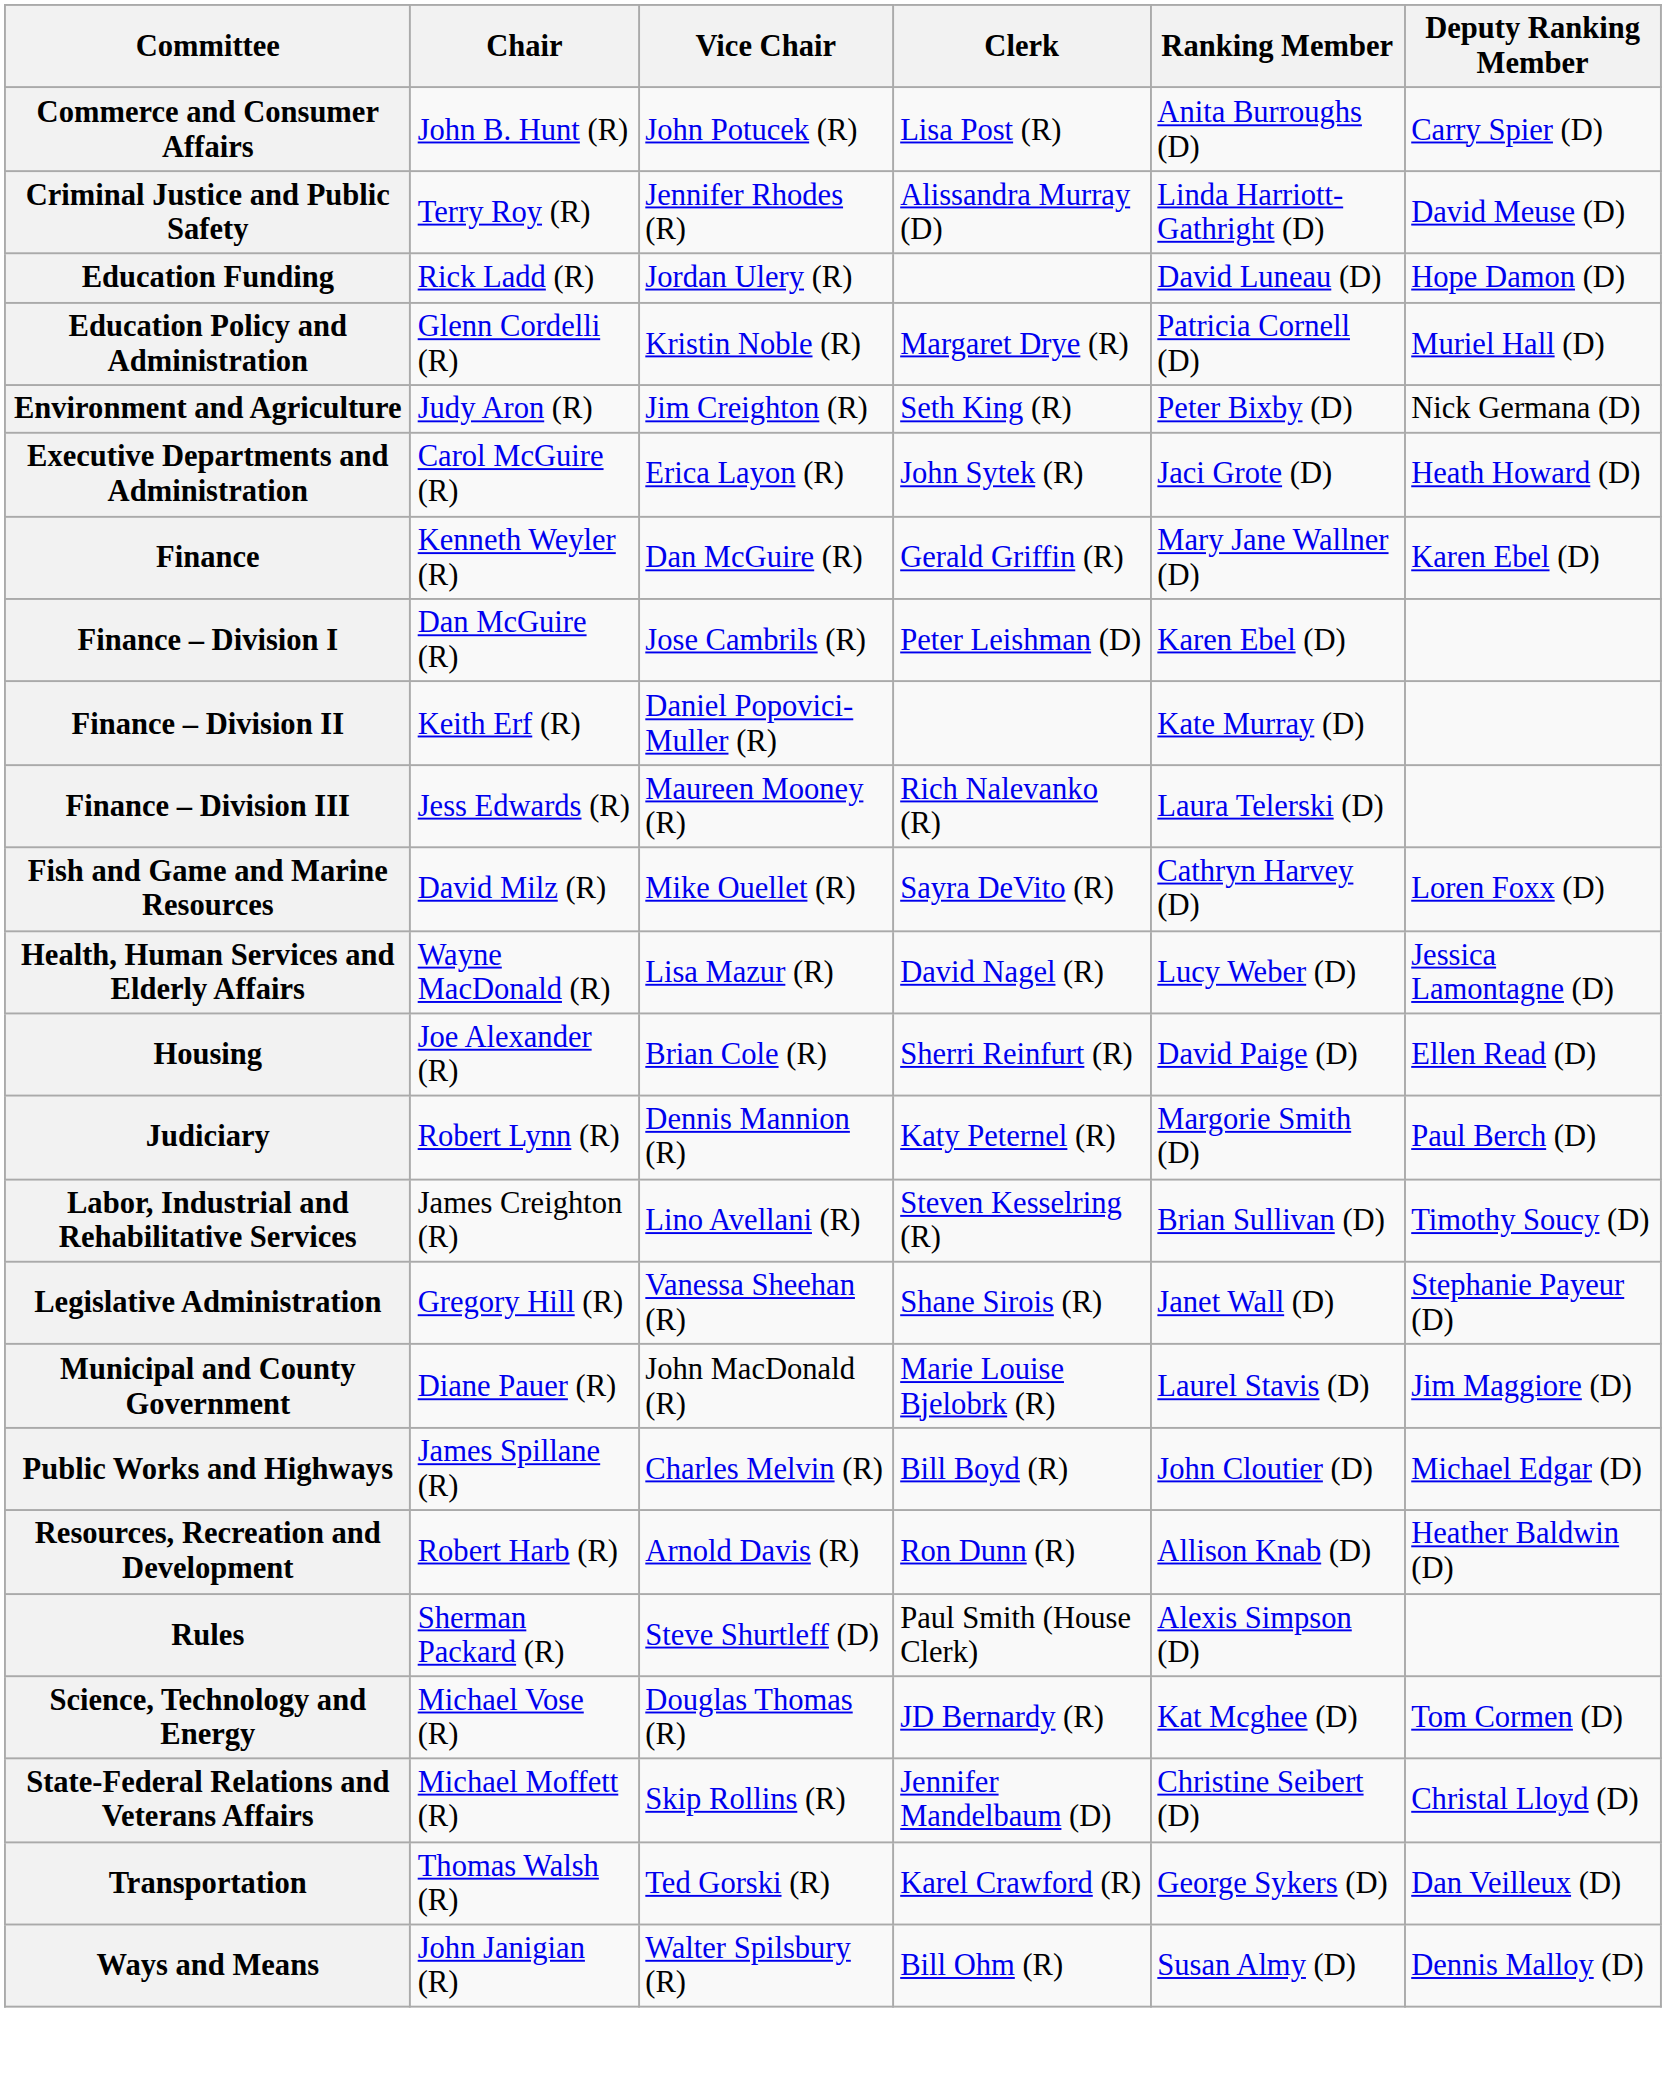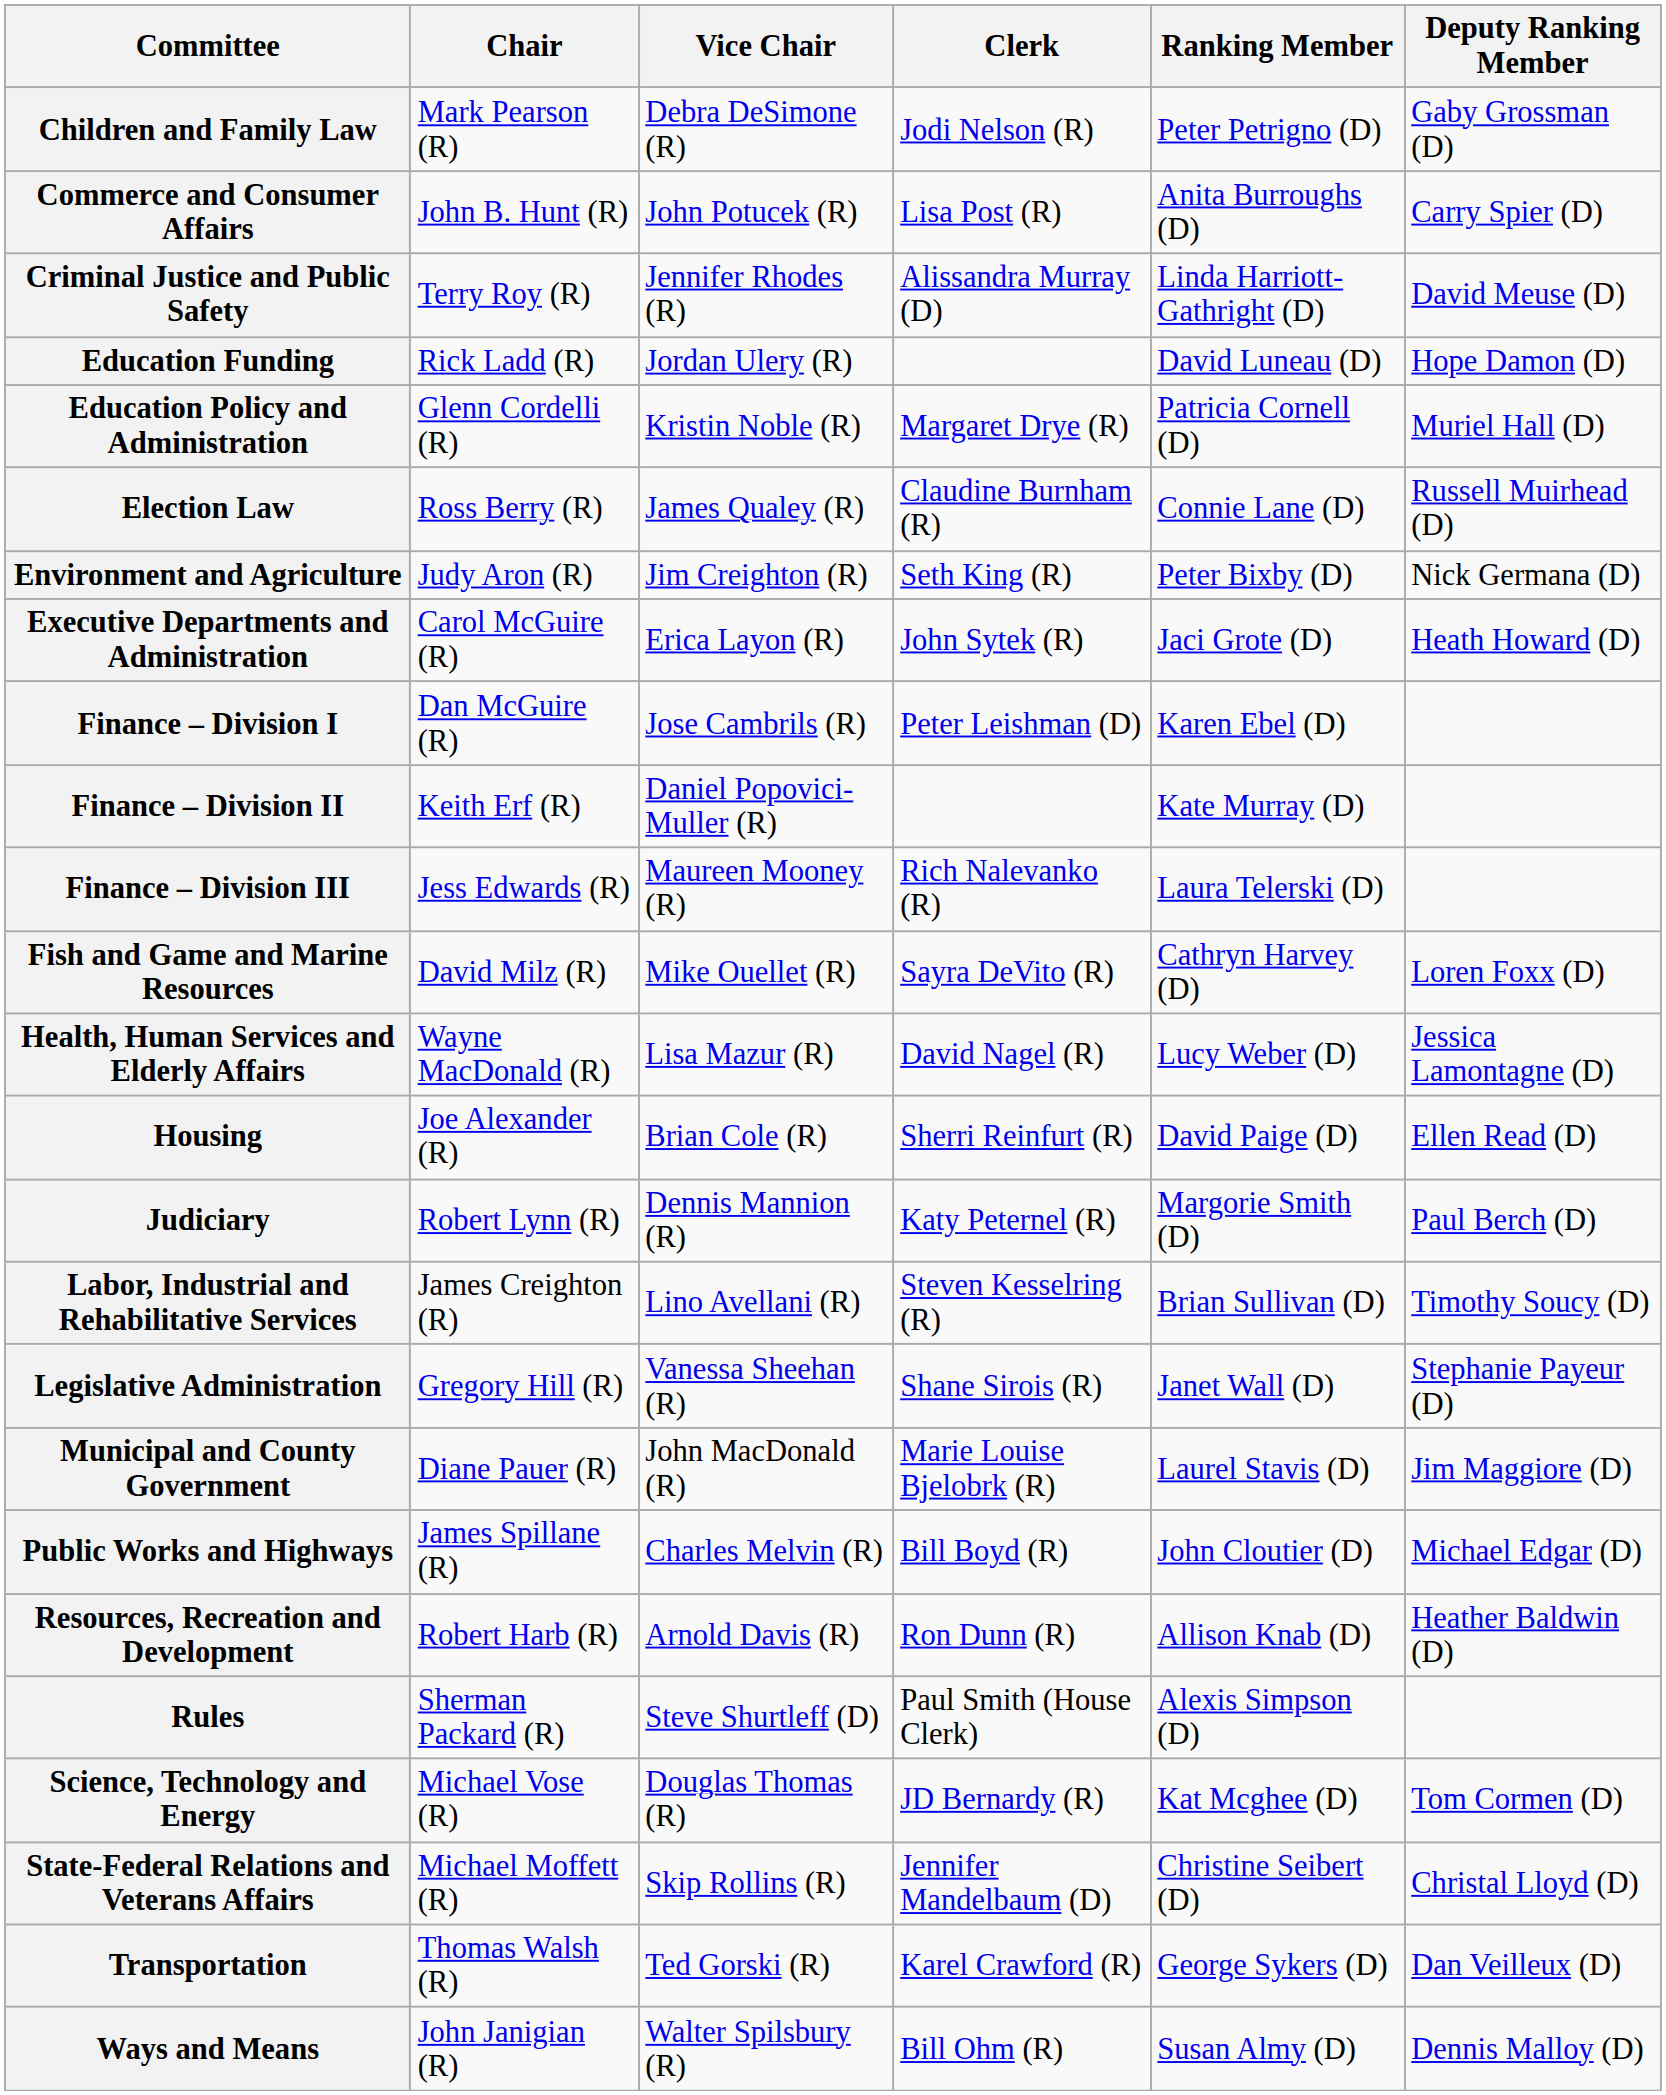+ row: (208, 128)
+ row: (208, 508)
- row: (208, 557)
